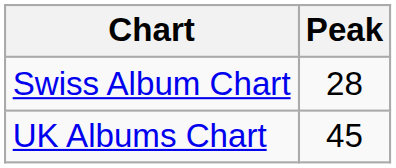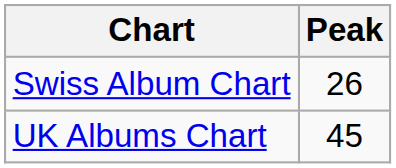(345, 83) 28 -> (345, 83) 26
